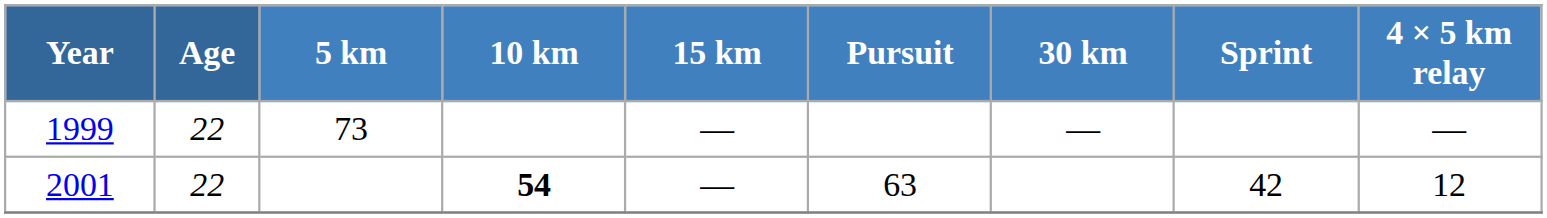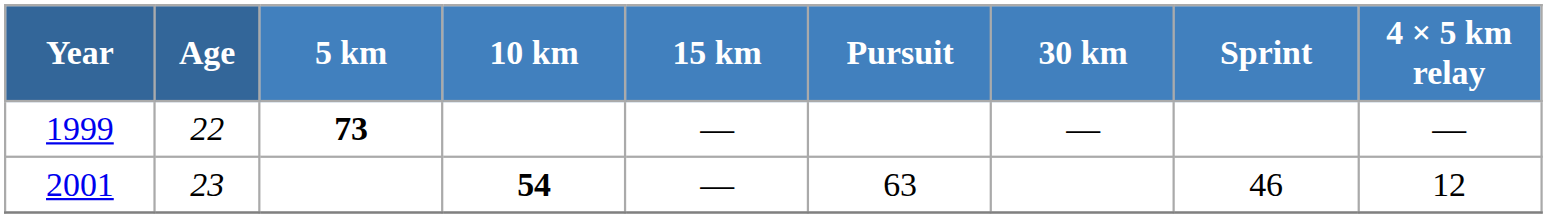(351, 128) normal -> (351, 128) bold
(207, 184) 22 -> (207, 184) 23
(1266, 184) 42 -> (1266, 184) 46
